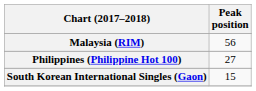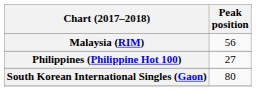(230, 77) 15 -> (230, 77) 80
